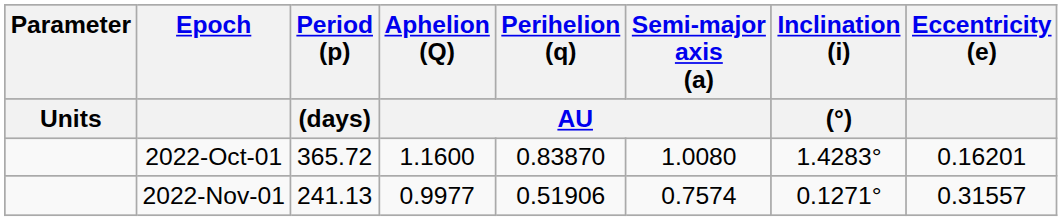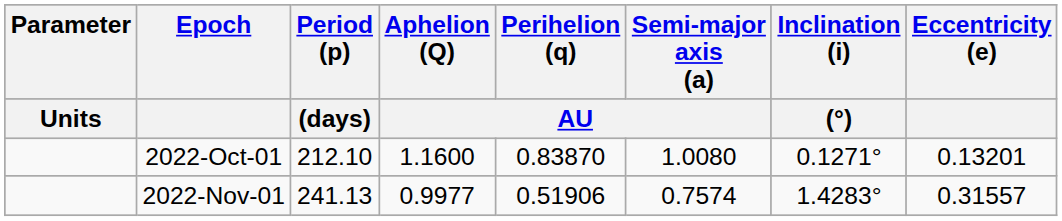(335, 157) 365.72 -> (335, 157) 212.10
(839, 157) 1.4283° -> (839, 157) 0.1271°
(982, 157) 0.16201 -> (982, 157) 0.13201
(839, 196) 0.1271° -> (839, 196) 1.4283°
